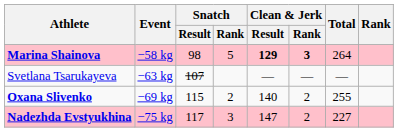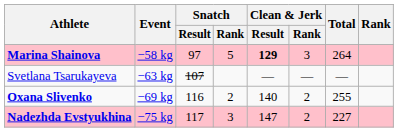(195, 55) 98 -> (195, 55) 97
(307, 55) bold -> (307, 55) normal
(195, 96) 115 -> (195, 96) 116
